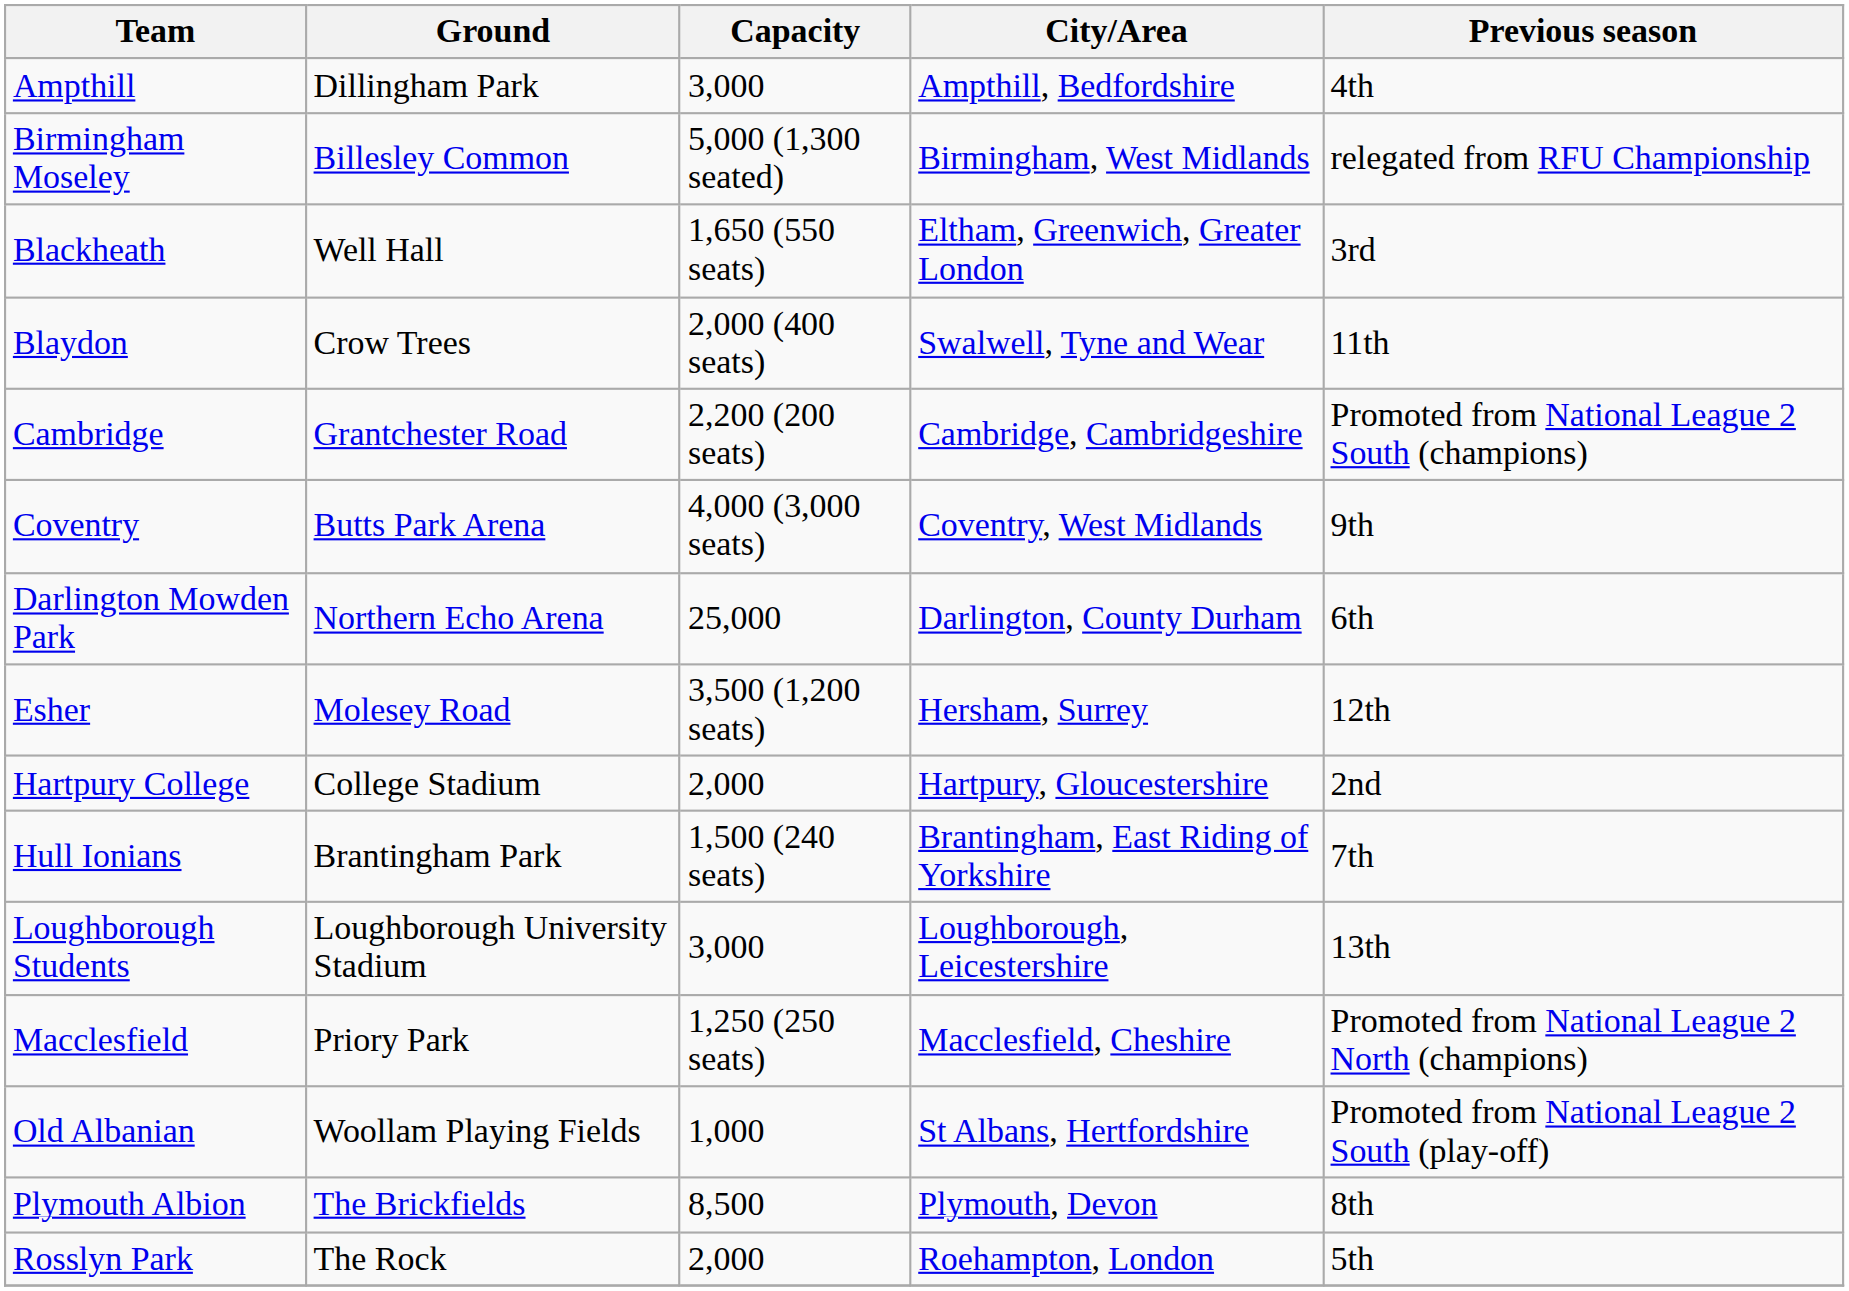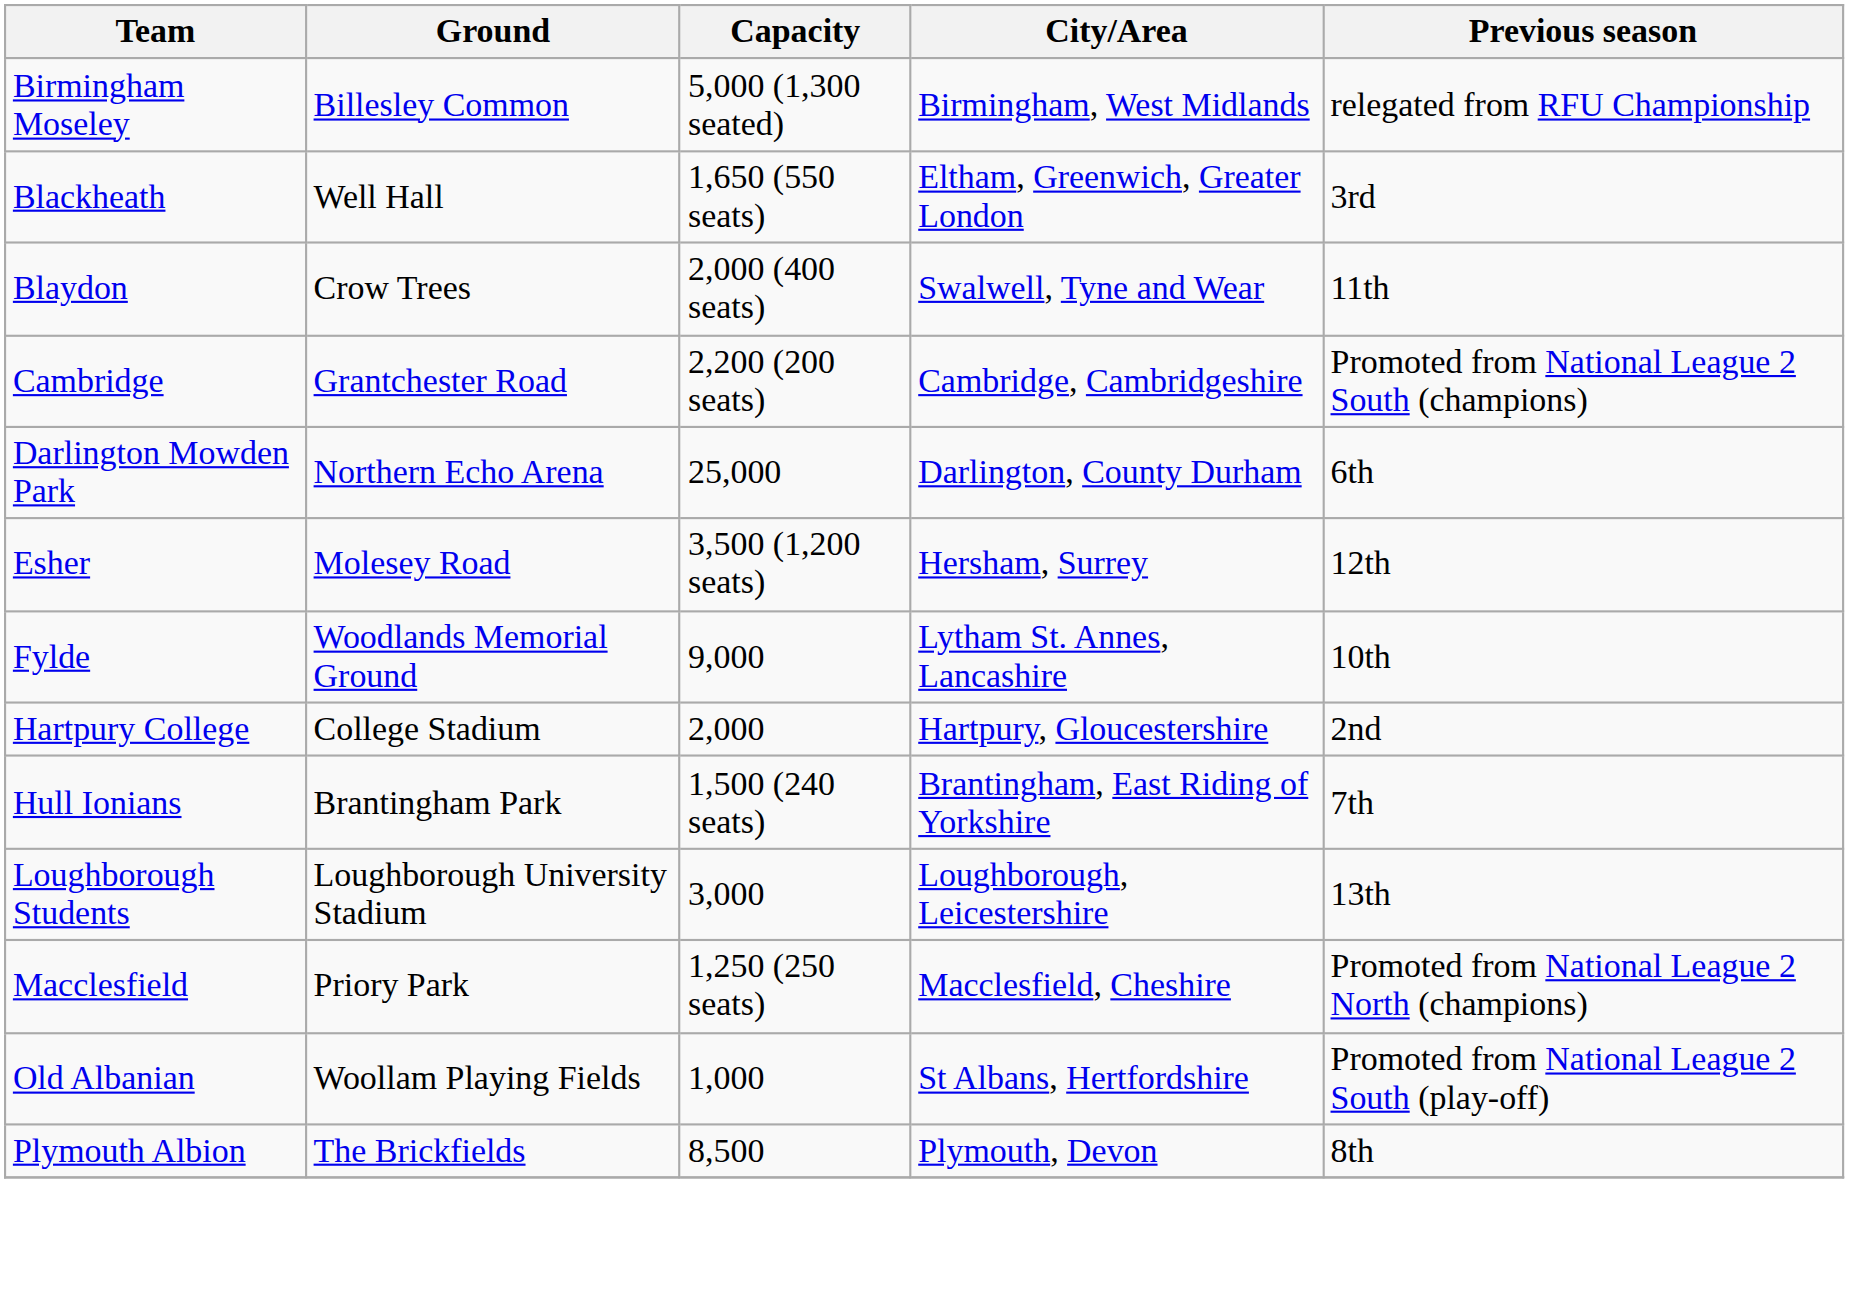- row: (74, 85)
- row: (76, 525)
+ row: (52, 656)
- row: (103, 1258)
